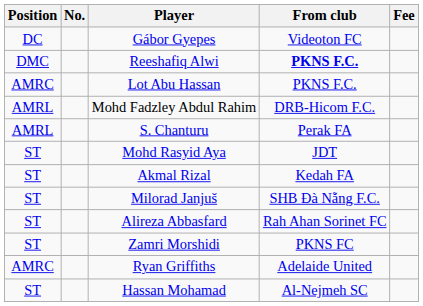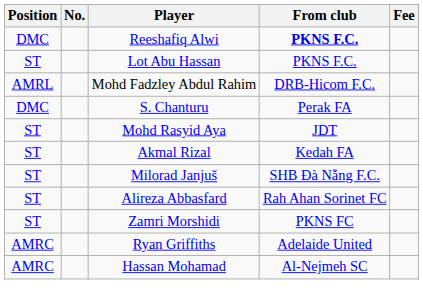- row: (174, 38)
(33, 84) AMRC -> (33, 61) ST
(33, 130) AMRL -> (33, 107) DMC
(33, 289) ST -> (33, 267) AMRC
